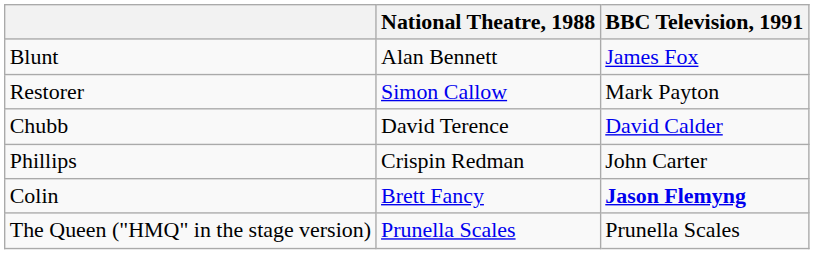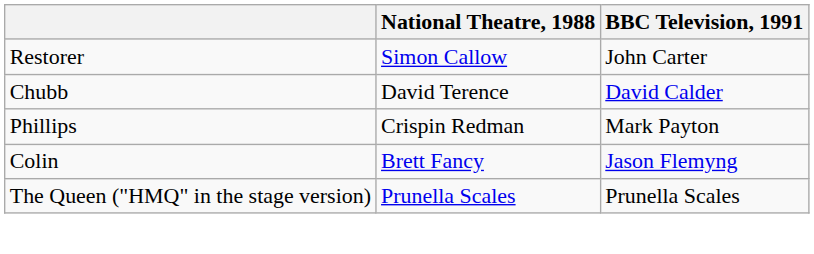- row: (34, 56)
(662, 91) Mark Payton -> (656, 56) John Carter
(656, 160) John Carter -> (662, 126) Mark Payton
(676, 195) bold -> (671, 160) normal
